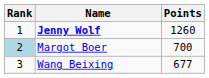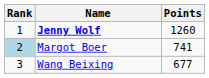(183, 47) 700 -> (183, 47) 741
